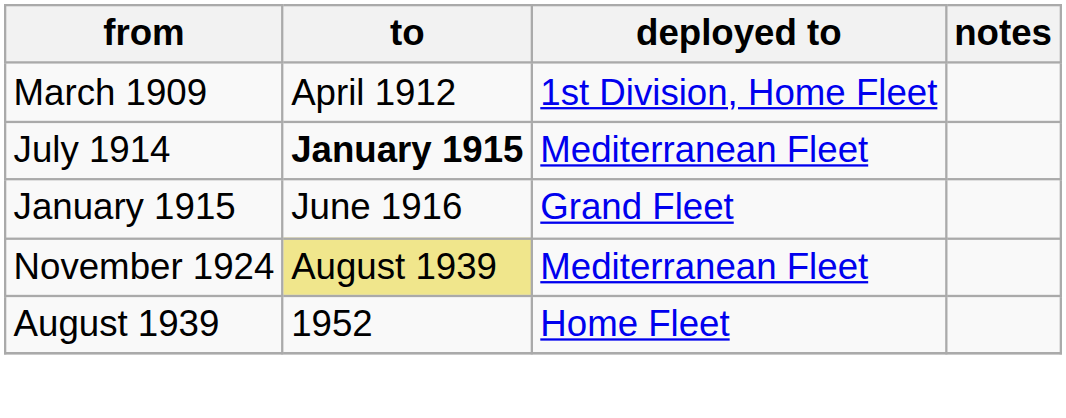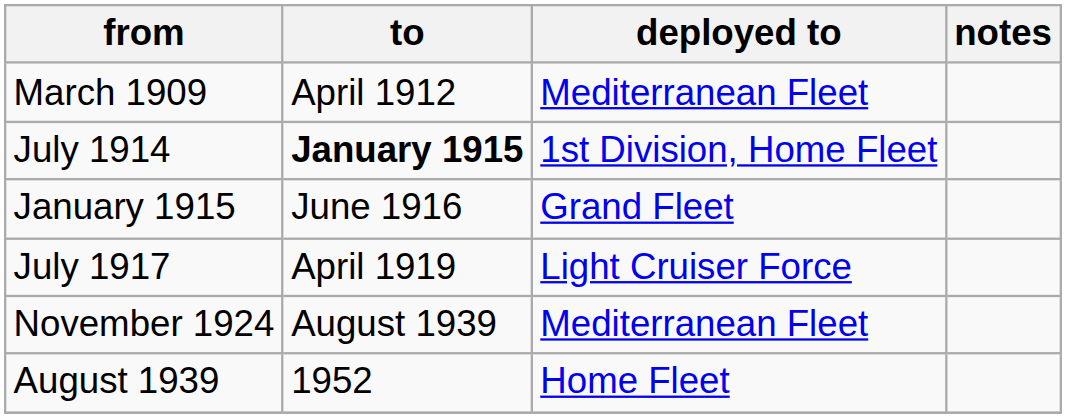(739, 91) 1st Division, Home Fleet -> (704, 91) Mediterranean Fleet
(704, 149) Mediterranean Fleet -> (739, 149) 1st Division, Home Fleet
+ row: (92, 265)
(394, 265) khaki background -> (394, 324) no background
